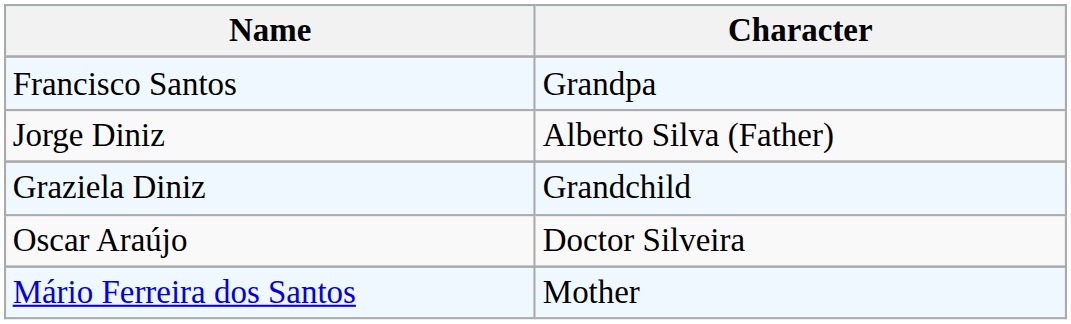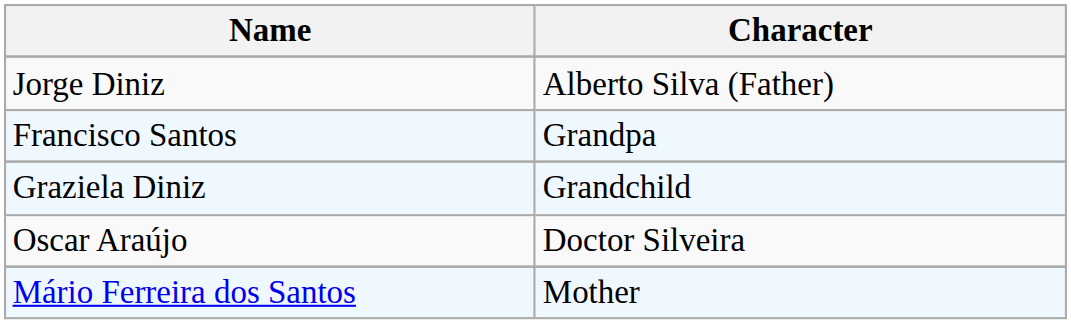rows swapped: (125, 82) <-> (89, 135)
